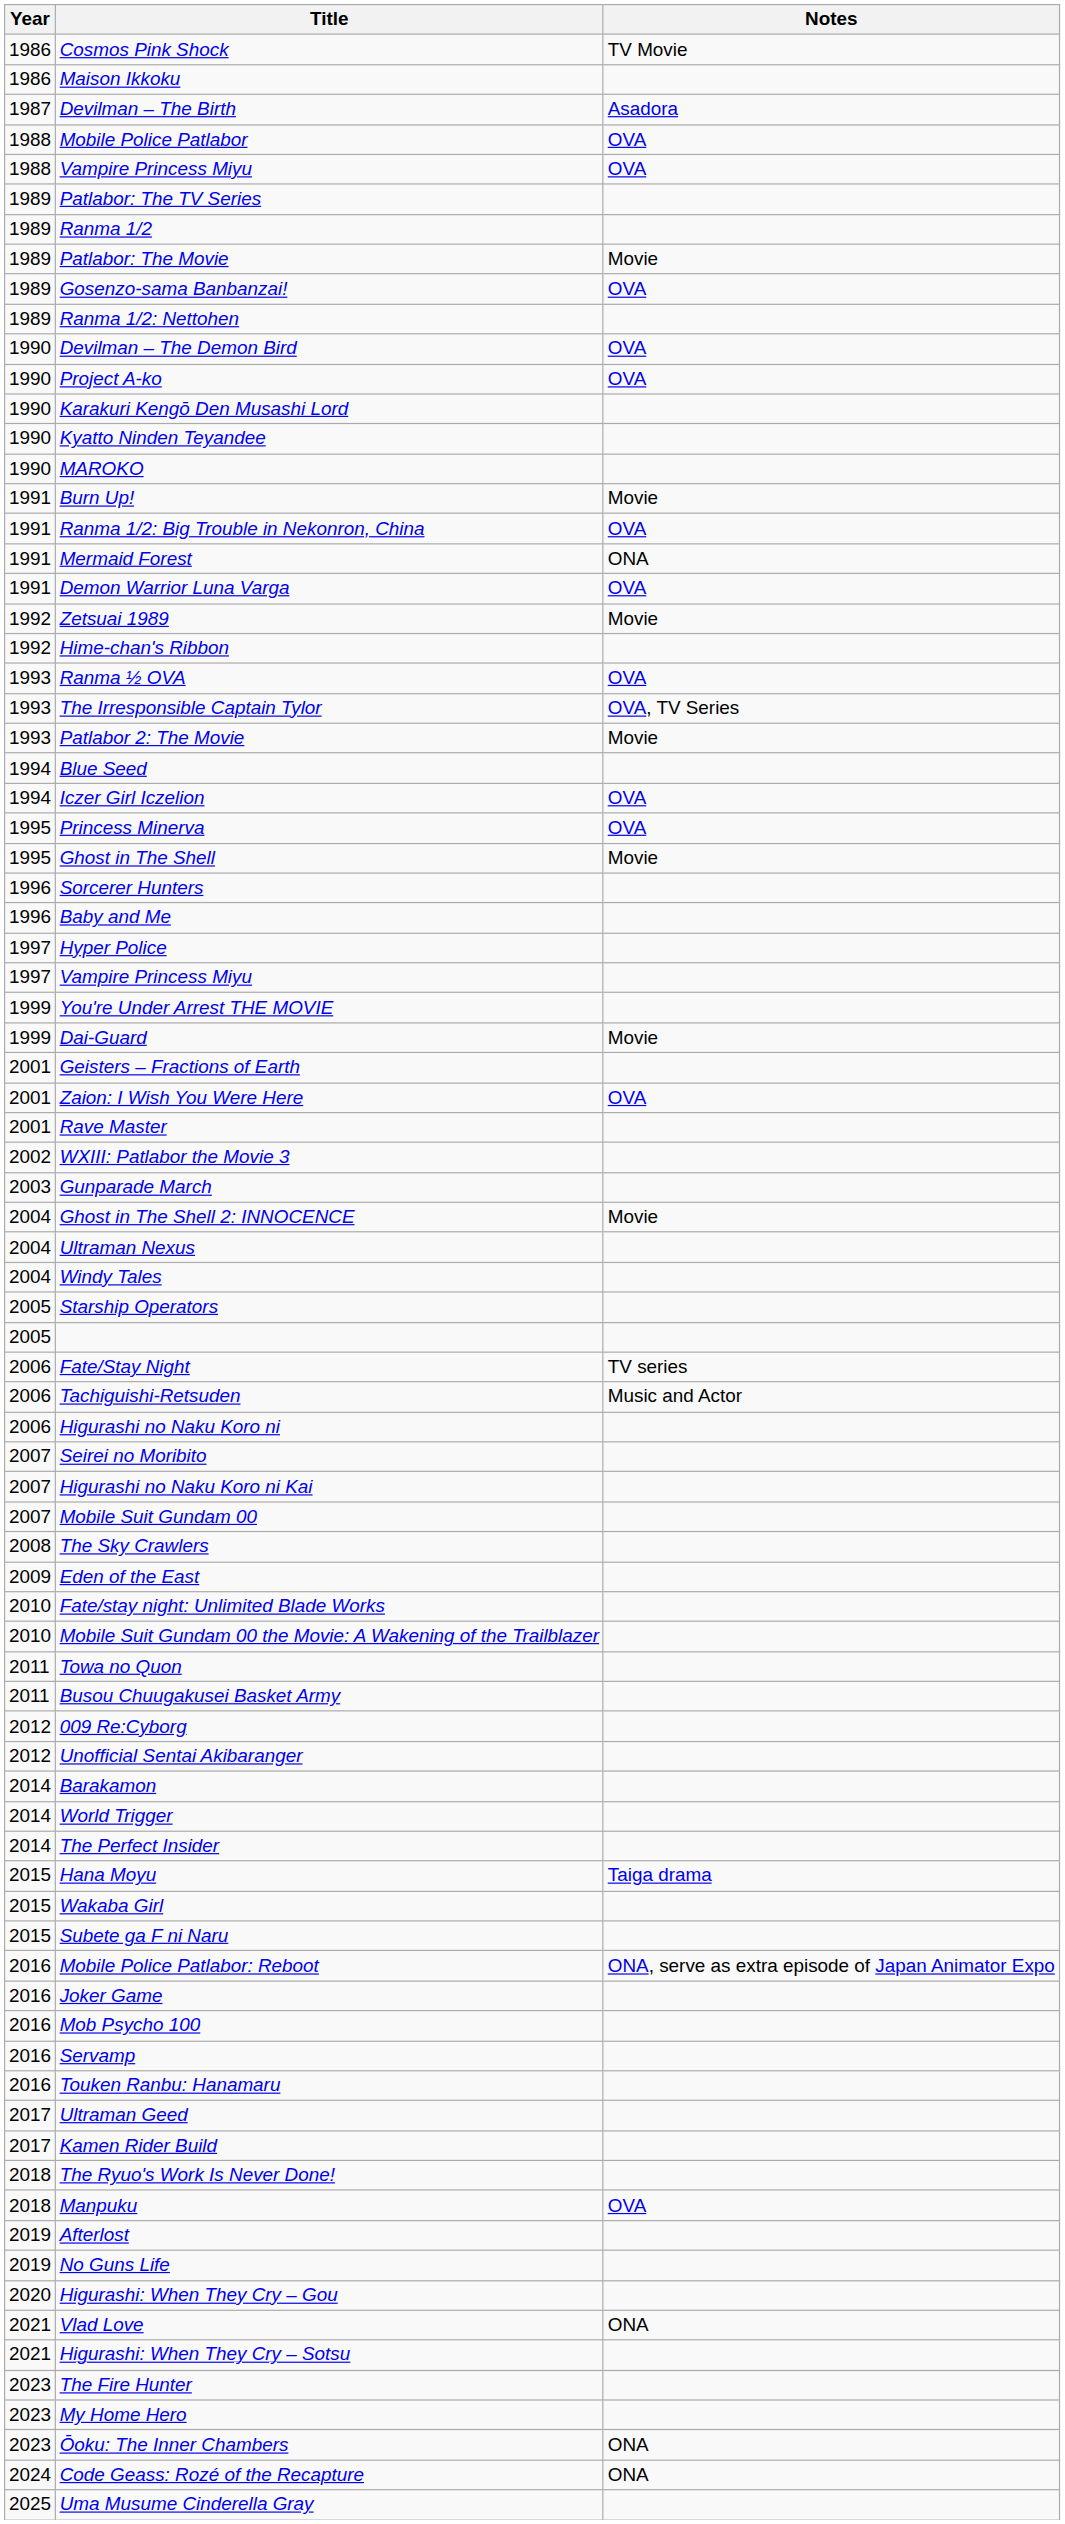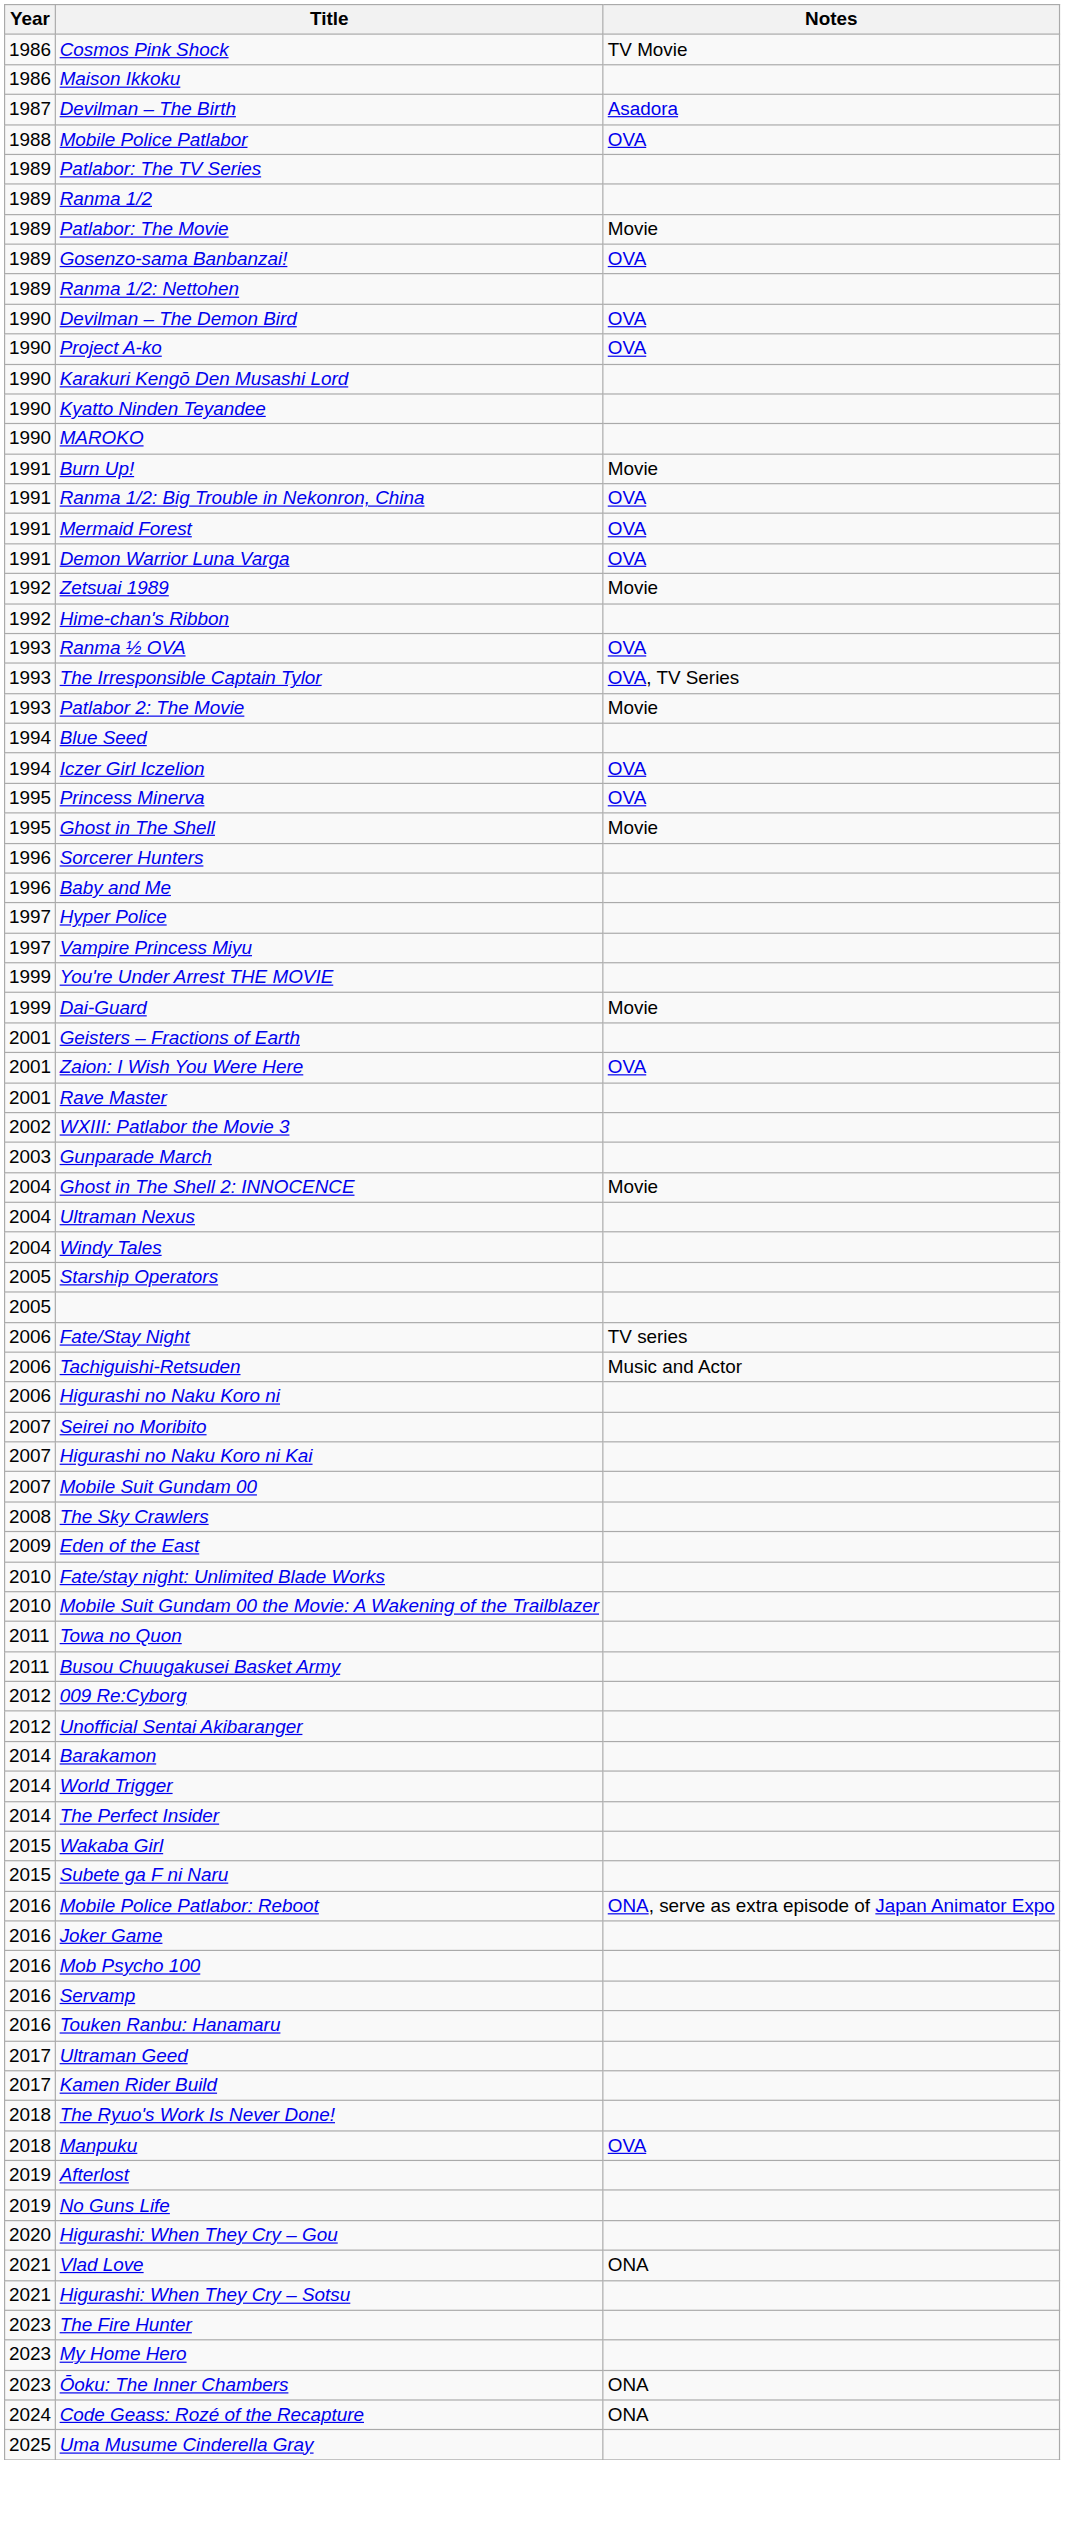- row: (30, 169)
(628, 558) ONA -> (627, 528) OVA
- row: (30, 1875)
